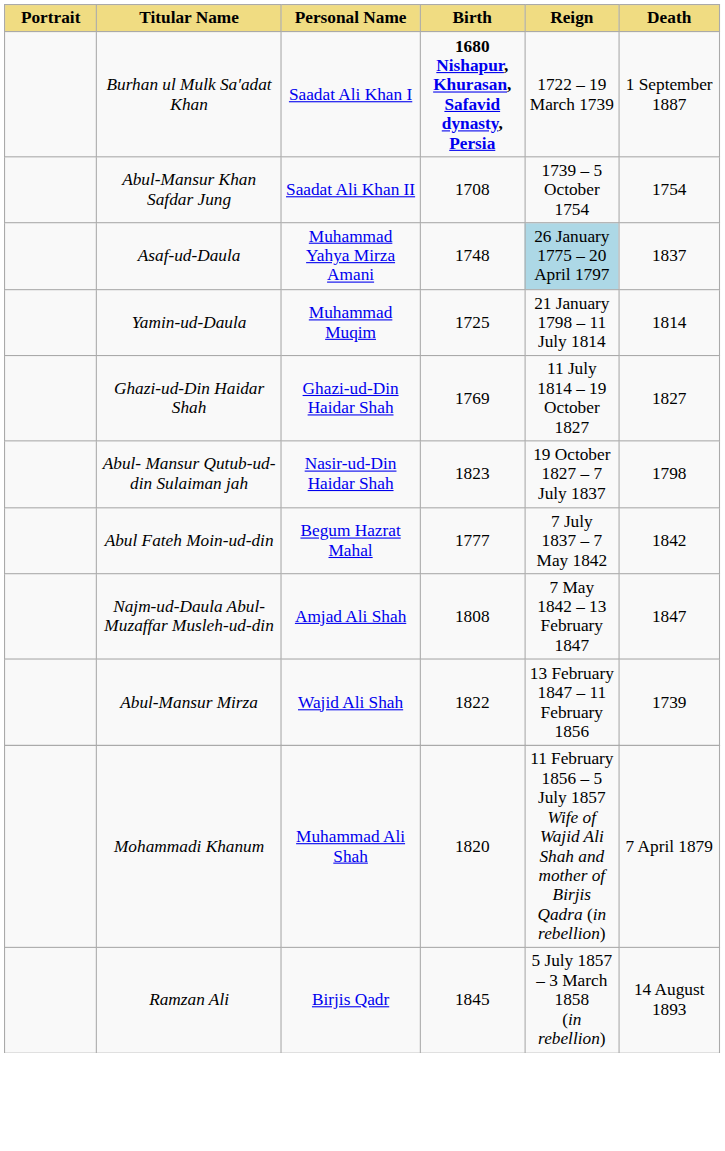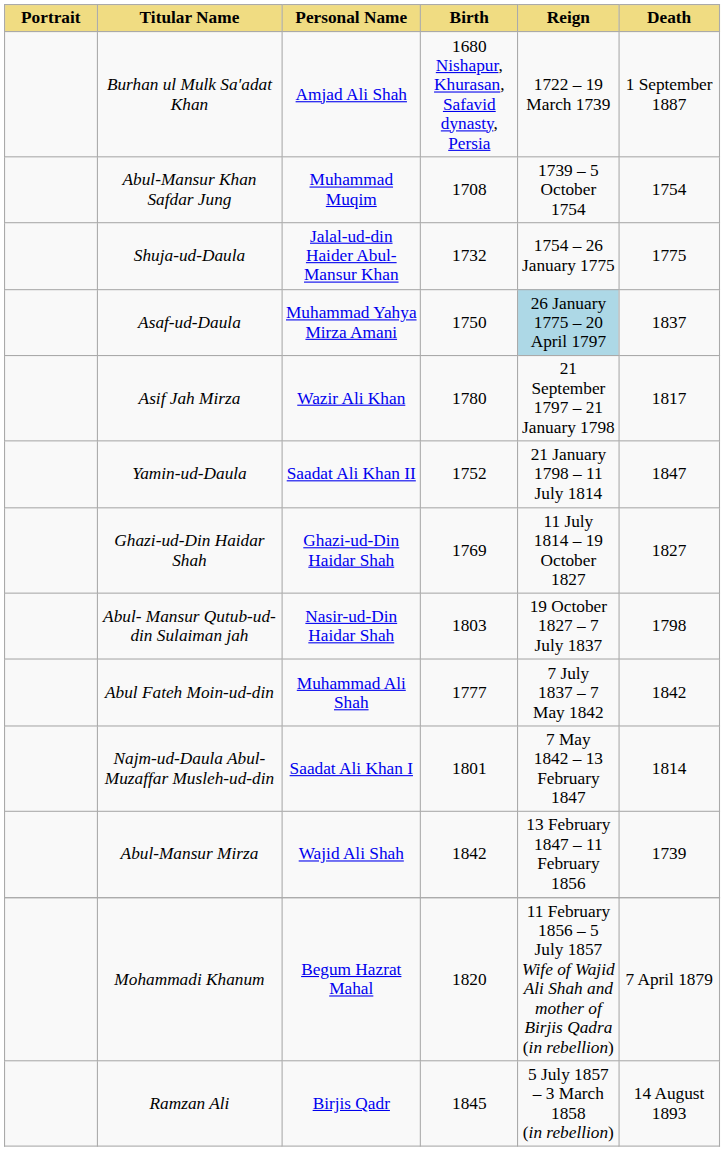(351, 94) Saadat Ali Khan I -> (351, 94) Amjad Ali Shah
(472, 94) bold -> (469, 94) normal
(351, 189) Saadat Ali Khan II -> (351, 189) Muhammad Muqim
+ row: (189, 255)
(472, 255) 1748 -> (469, 322) 1750
+ row: (189, 398)
(351, 322) Muhammad Muqim -> (351, 474) Saadat Ali Khan II
(472, 322) 1725 -> (469, 474) 1752
(669, 322) 1814 -> (669, 474) 1847
(472, 474) 1823 -> (469, 626) 1803
(351, 540) Begum Hazrat Mahal -> (351, 692) Muhammad Ali Shah
(351, 616) Amjad Ali Shah -> (351, 768) Saadat Ali Khan I
(472, 616) 1808 -> (469, 768) 1801
(669, 616) 1847 -> (669, 768) 1814
(472, 702) 1822 -> (469, 854) 1842
(351, 846) Muhammad Ali Shah -> (351, 978) Begum Hazrat Mahal
